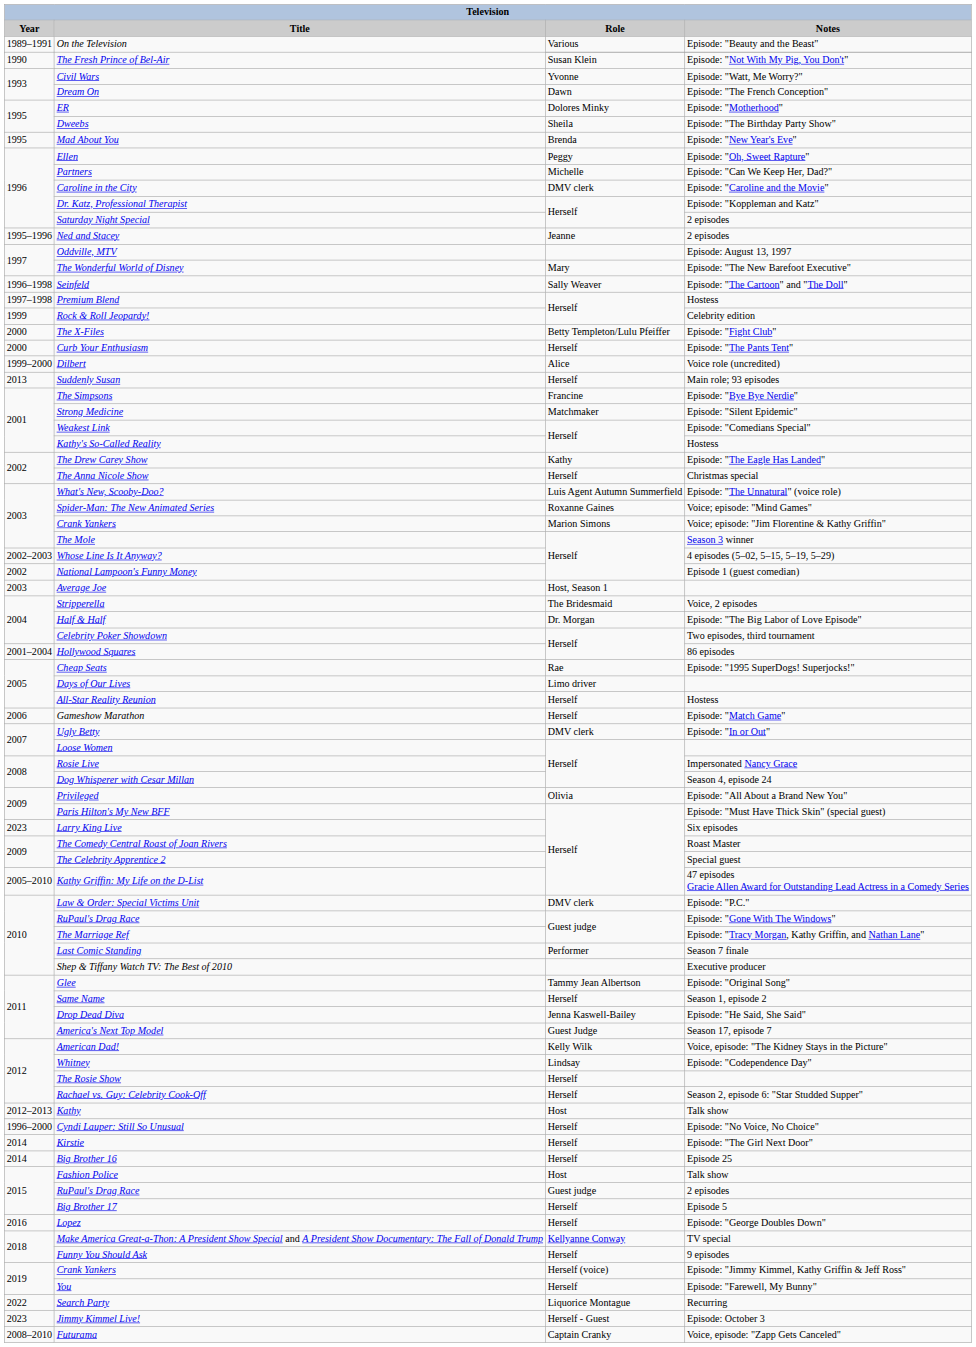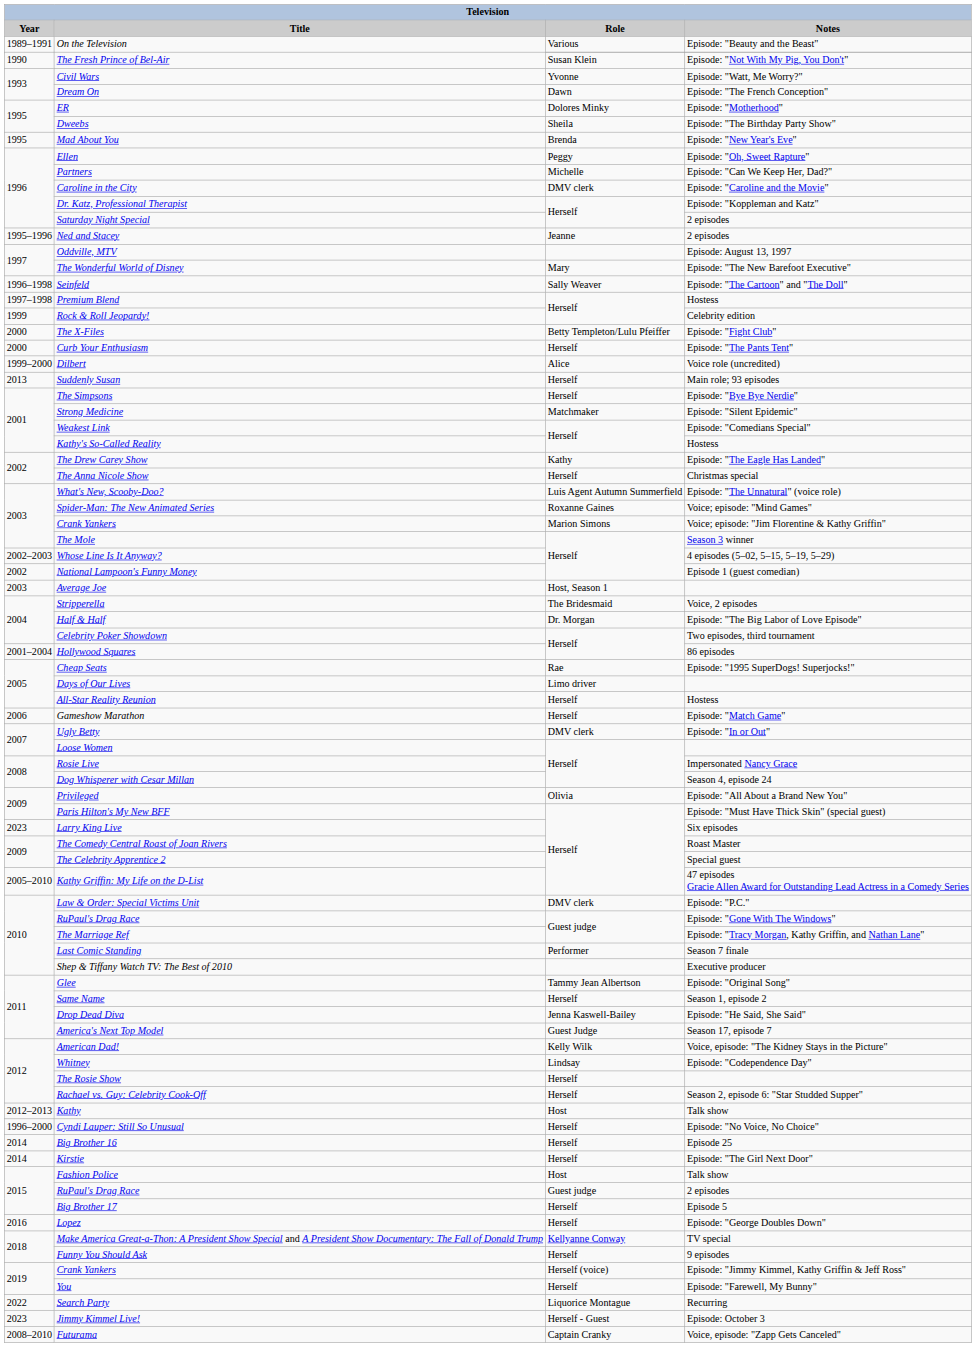(565, 396) Francine -> (563, 396) Herself
rows swapped: (70, 1142) <-> (87, 1158)
